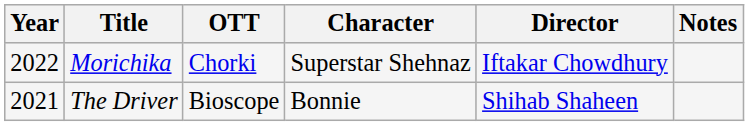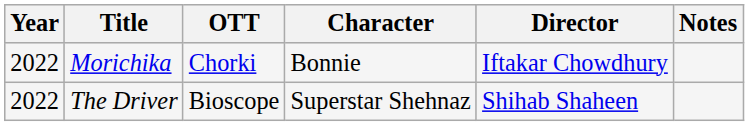(381, 62) Superstar Shehnaz -> (326, 62) Bonnie
(35, 100) 2021 -> (35, 100) 2022
(326, 100) Bonnie -> (381, 100) Superstar Shehnaz
